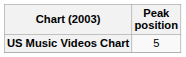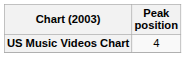(156, 43) 5 -> (156, 43) 4
